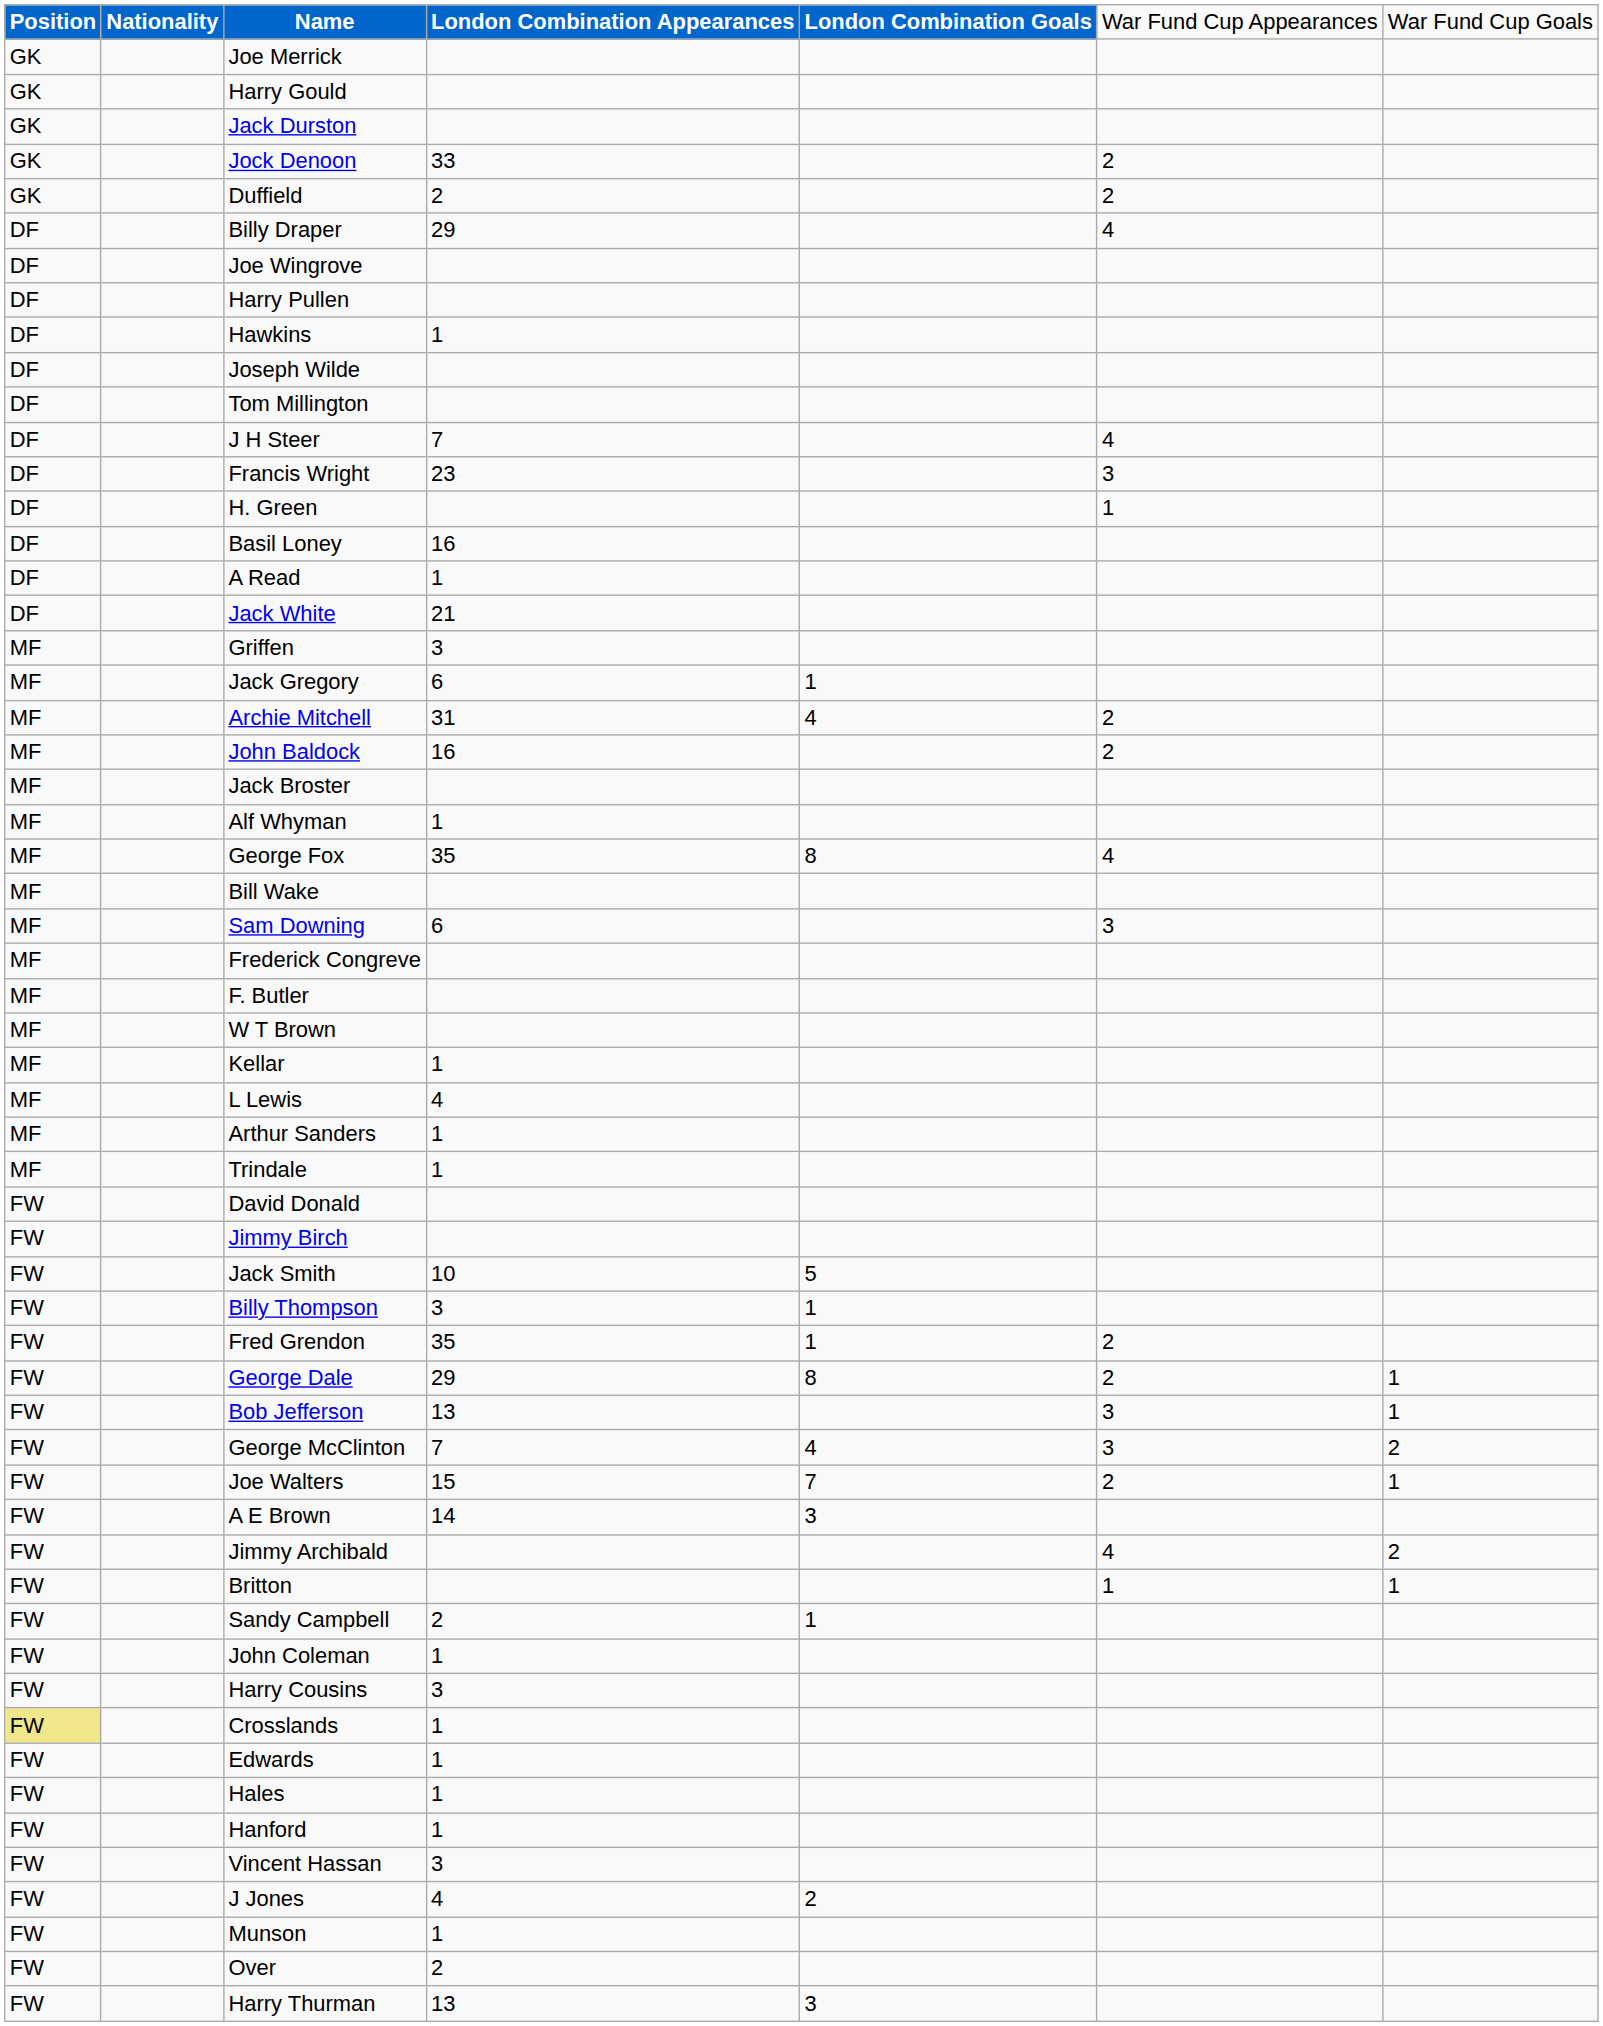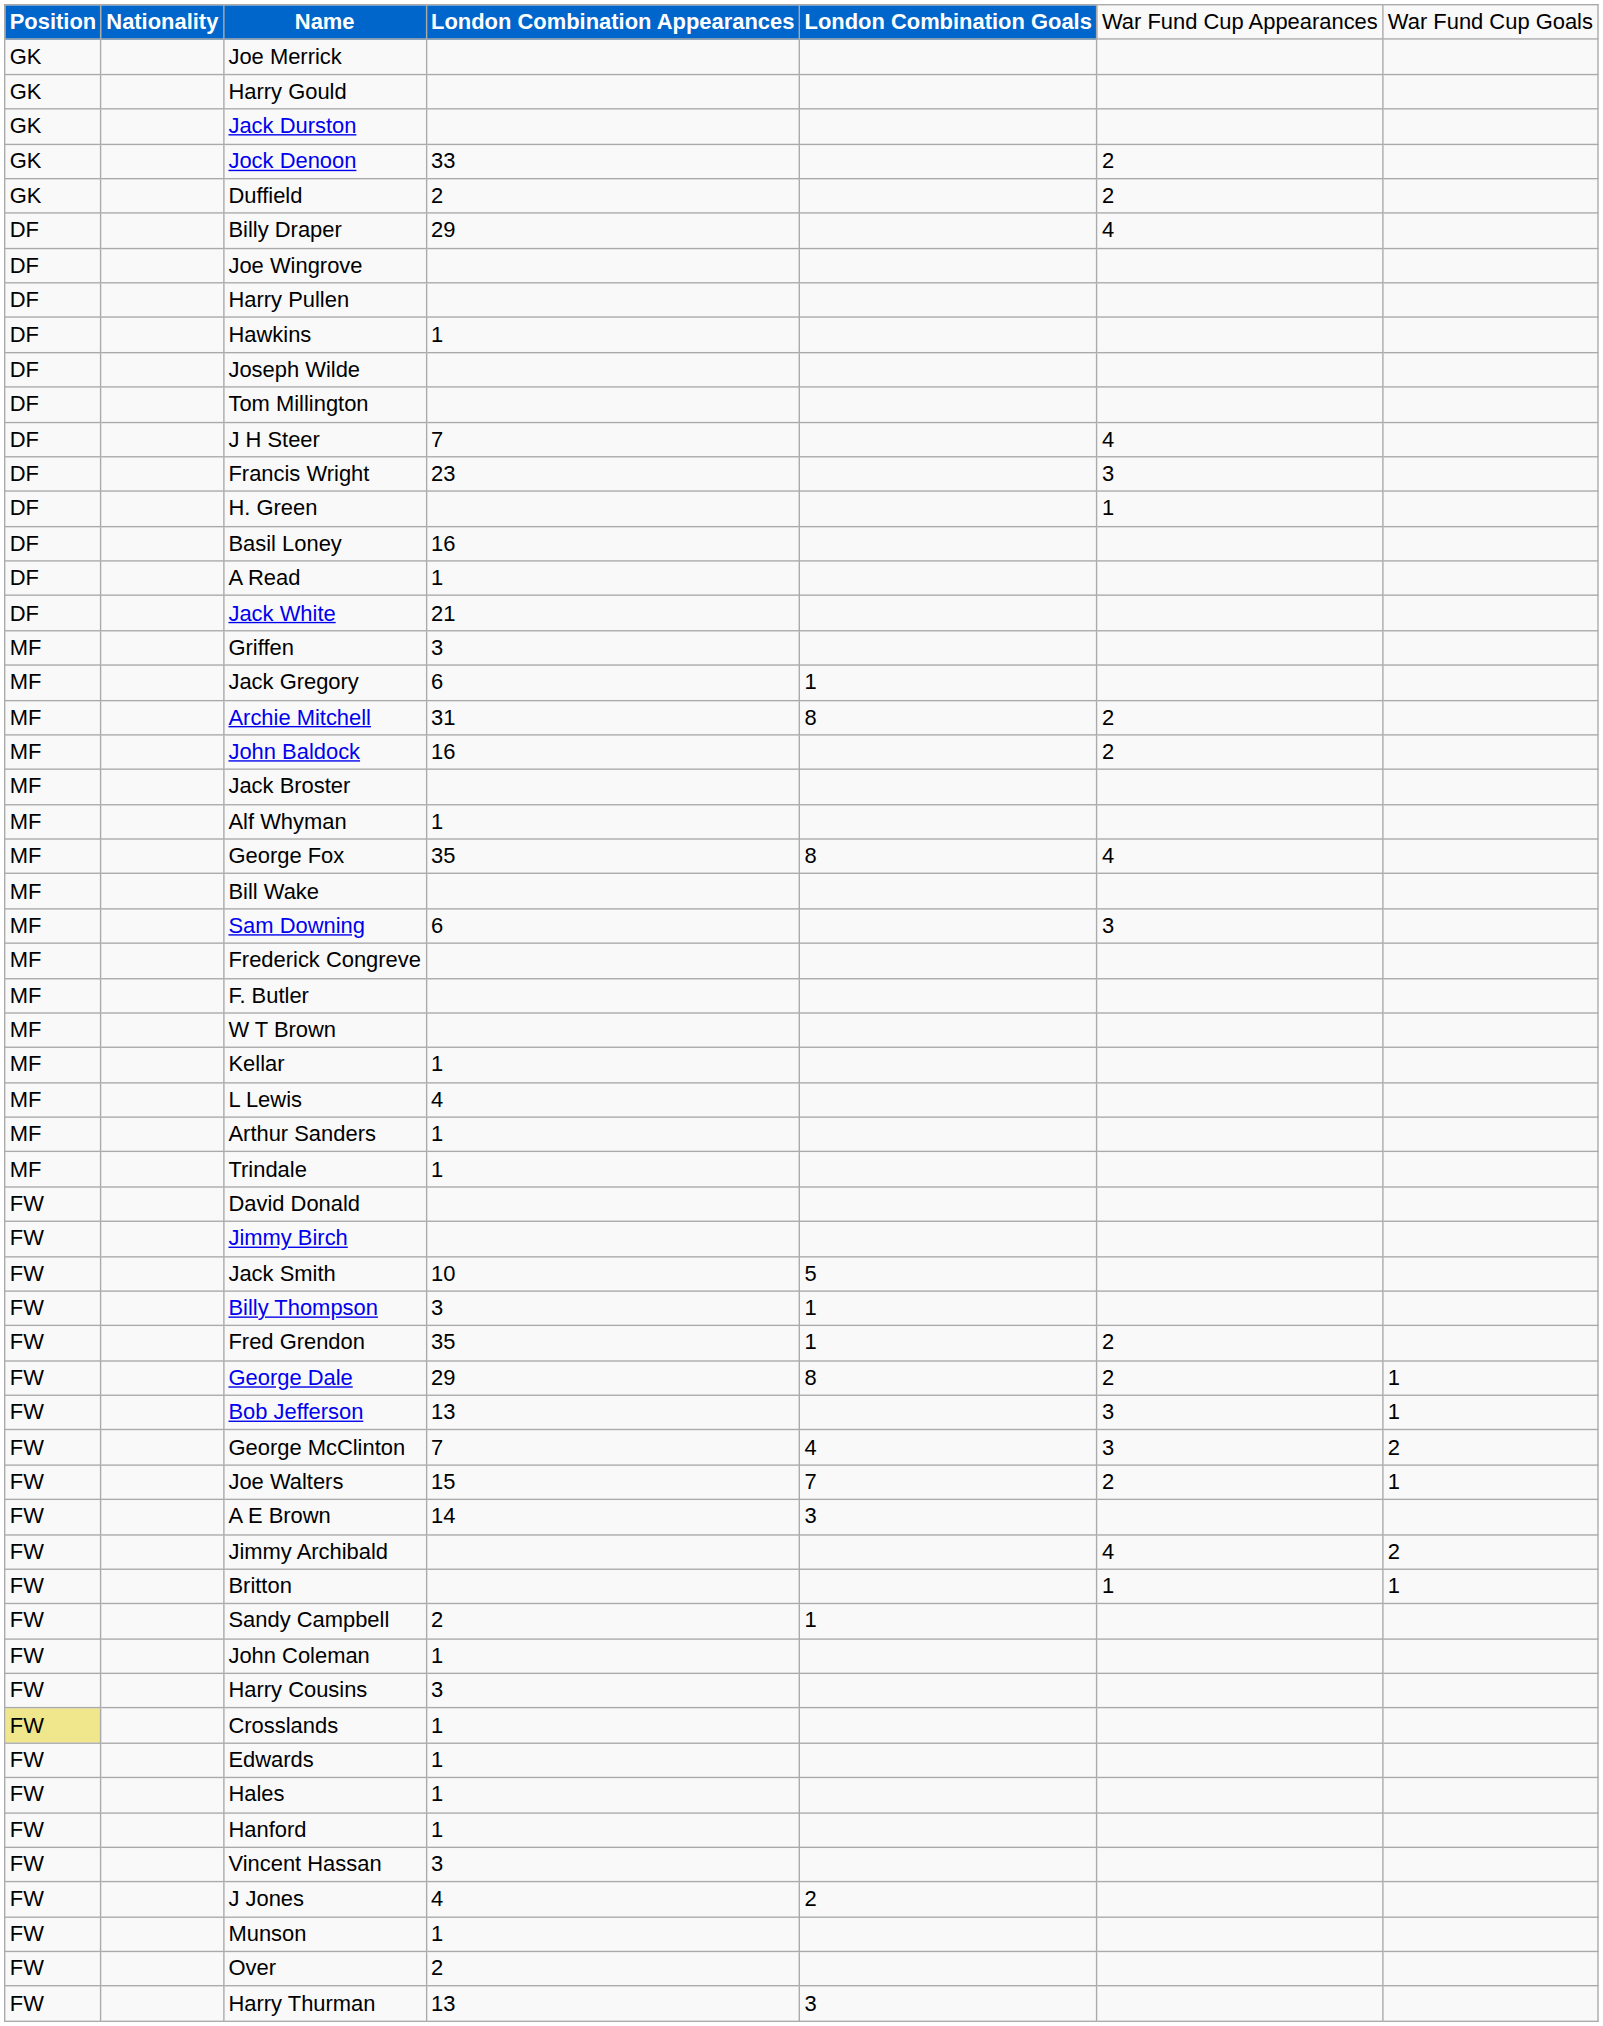(811, 717) 4 -> (811, 717) 8
